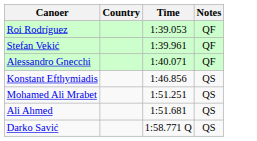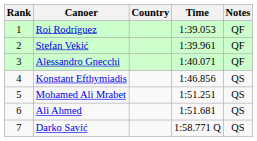+ column: (19, 12)
